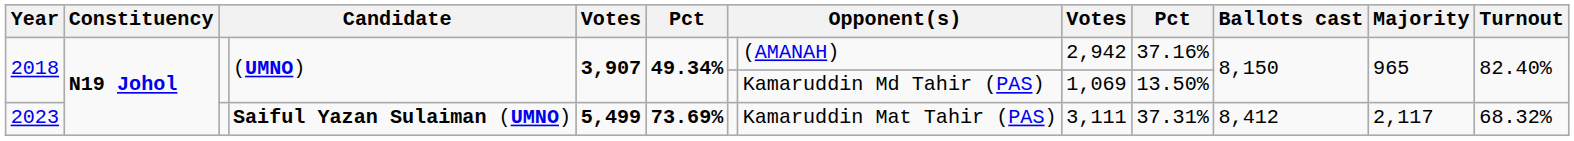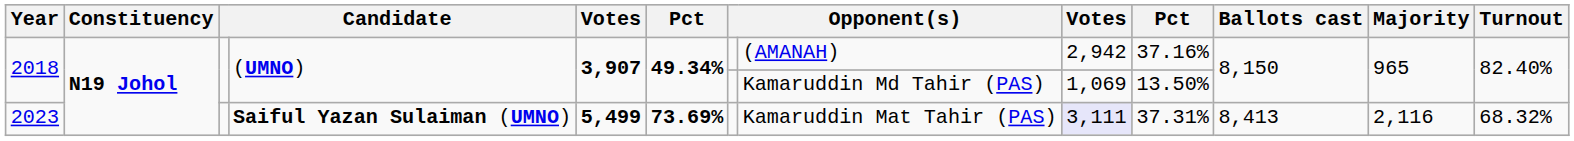(1097, 119) no background -> (1097, 119) lavender background
(1249, 119) 8,412 -> (1249, 119) 8,413
(1403, 119) 2,117 -> (1403, 119) 2,116
